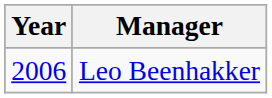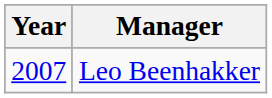(39, 69) 2006 -> (39, 69) 2007
